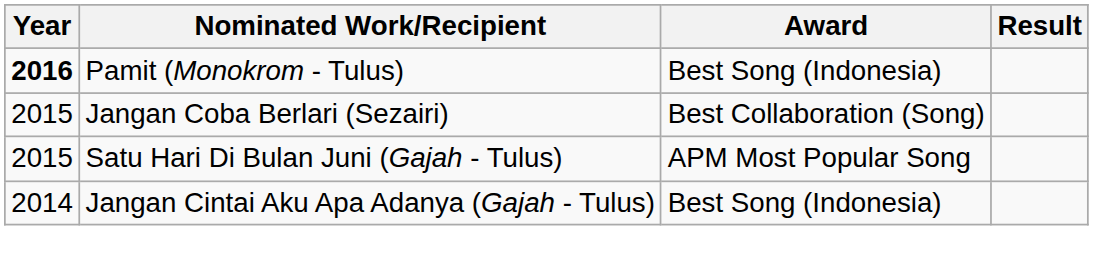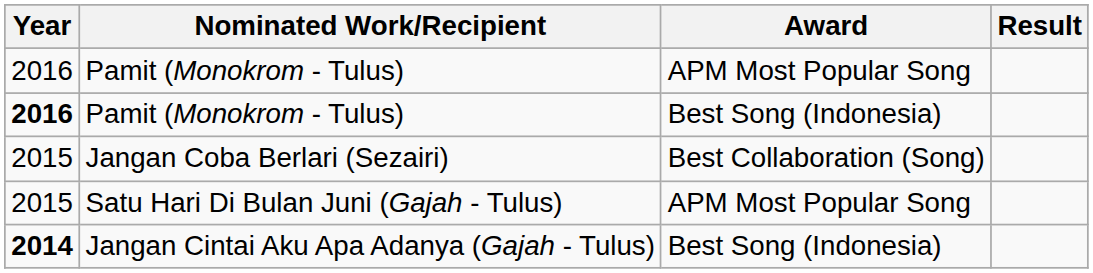+ row: (245, 70)
(42, 202) normal -> (42, 245) bold
